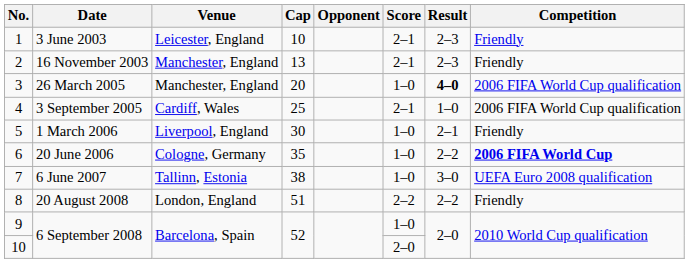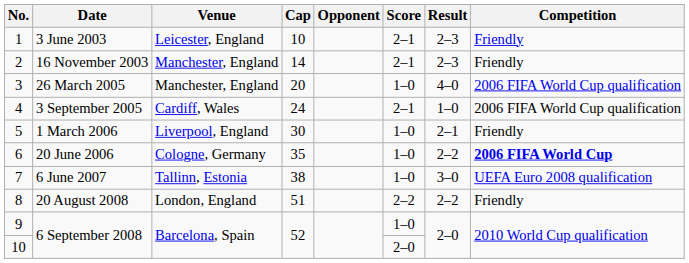(298, 62) 13 -> (298, 62) 14
(448, 85) bold -> (448, 85) normal
(298, 108) 25 -> (298, 108) 24
